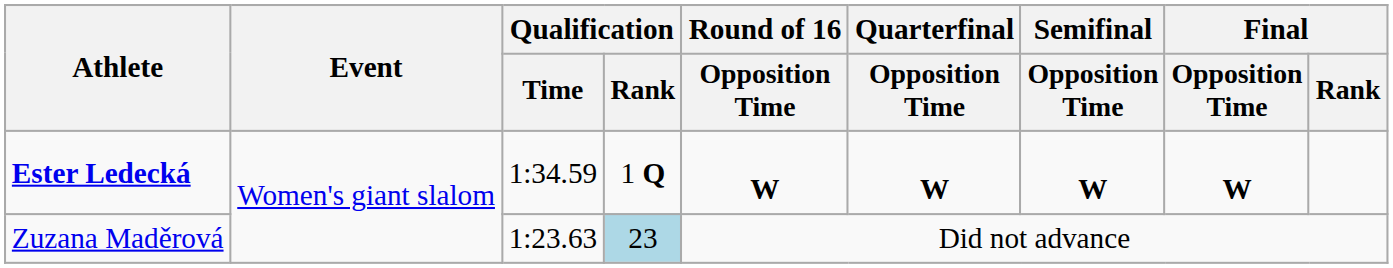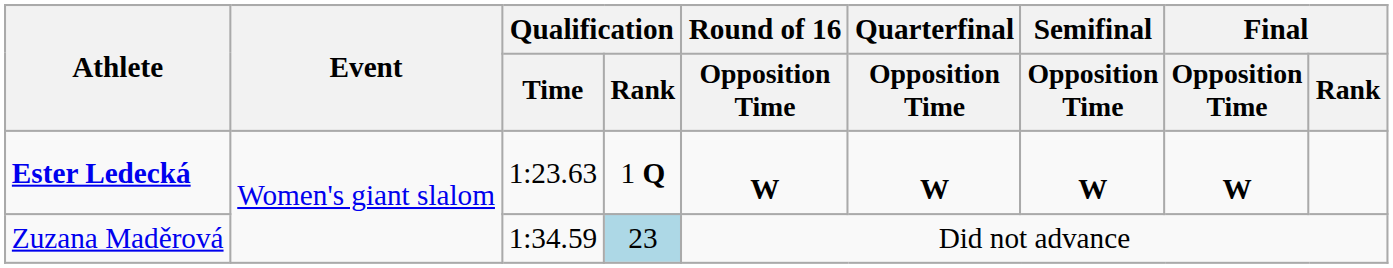(553, 172) 1:34.59 -> (553, 172) 1:23.63
(553, 238) 1:23.63 -> (553, 238) 1:34.59
